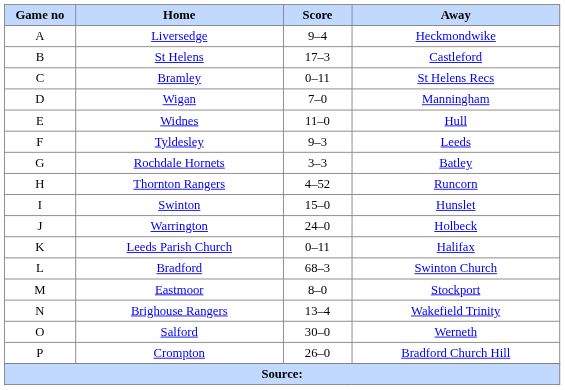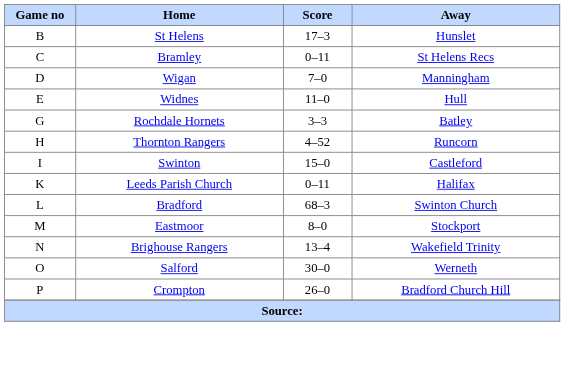- row: (179, 36)
(456, 57) Castleford -> (456, 36) Hunslet
- row: (179, 141)
(456, 205) Hunslet -> (456, 162) Castleford
- row: (179, 226)
